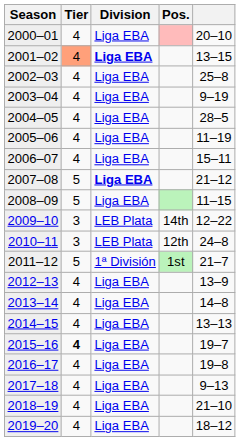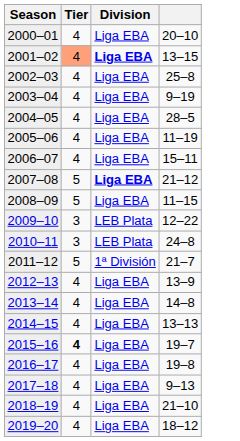- column: (176, 14)
